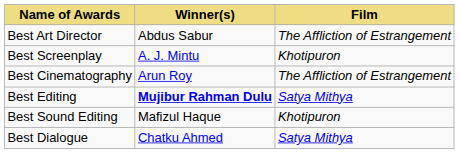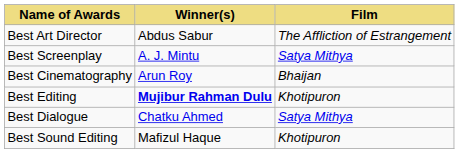(309, 55) Khotipuron -> (315, 55) Satya Mithya
(364, 76) The Affliction of Estrangement -> (299, 76) Bhaijan
(315, 96) Satya Mithya -> (309, 96) Khotipuron
rows swapped: (63, 117) <-> (48, 138)
